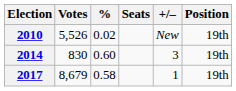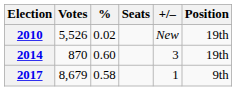(78, 55) 830 -> (78, 55) 870
(217, 75) 19th -> (221, 75) 9th
